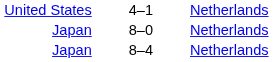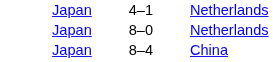(48, 10) United States -> (72, 10) Japan
(229, 50) Netherlands -> (209, 50) China
